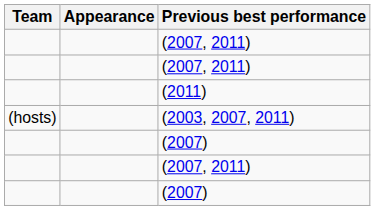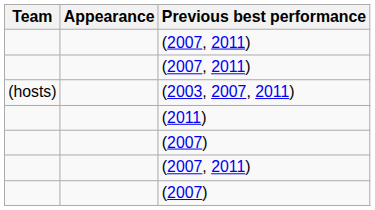rows swapped: (32, 92) <-> (32, 117)
